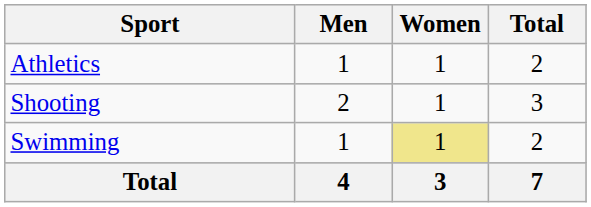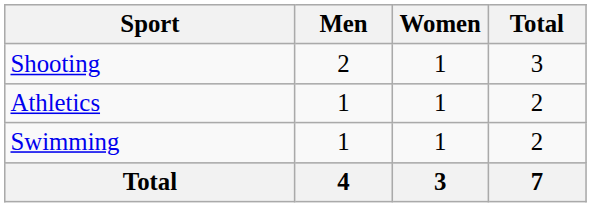rows swapped: (55, 63) <-> (55, 102)
(440, 142) khaki background -> (440, 142) no background
